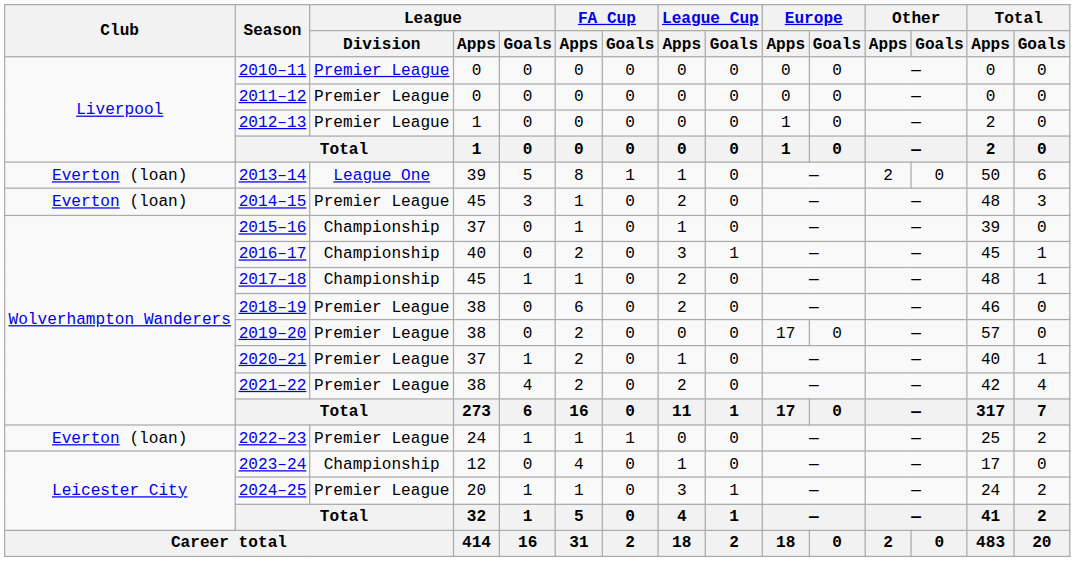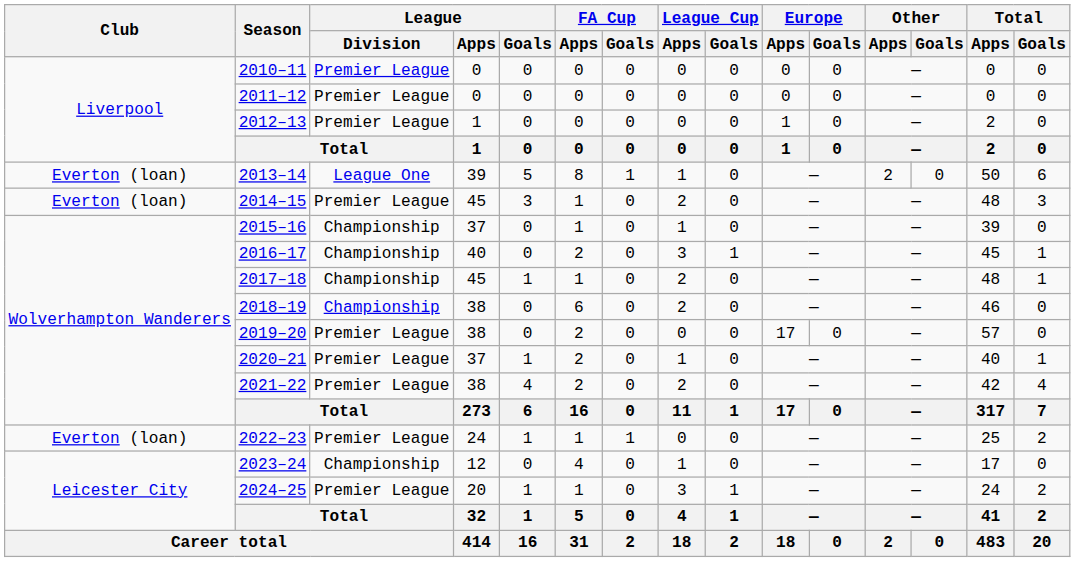(382, 307) Premier League -> (382, 307) Championship
